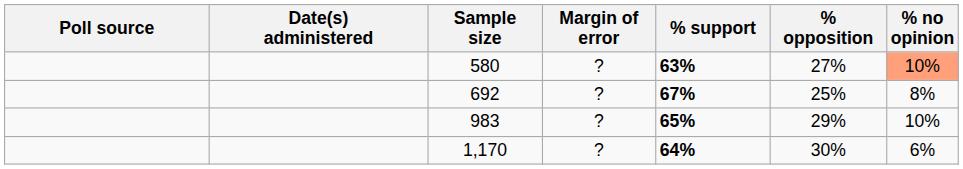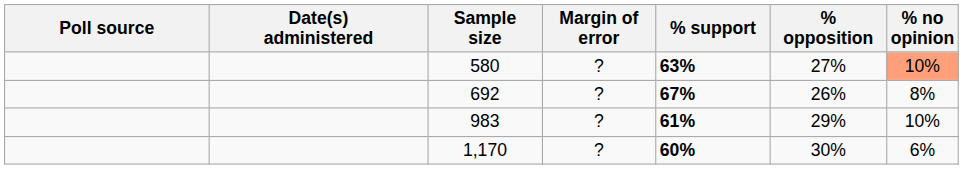(828, 94) 25% -> (828, 94) 26%
(677, 121) 65% -> (677, 121) 61%
(677, 149) 64% -> (677, 149) 60%
